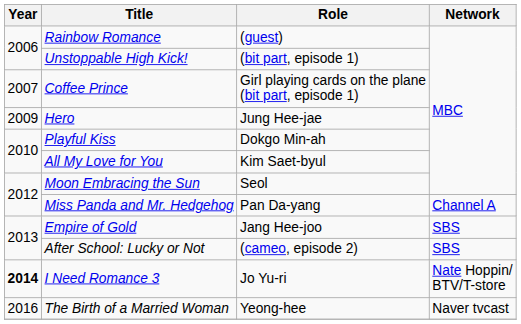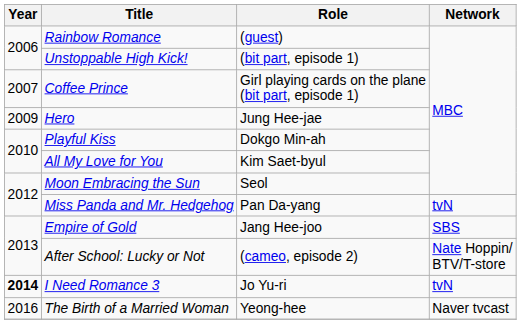(464, 205) Channel A -> (443, 205) tvN
(446, 249) SBS -> (472, 256) Nate Hoppin/ BTV/T-store
(472, 278) Nate Hoppin/ BTV/T-store -> (443, 286) tvN
